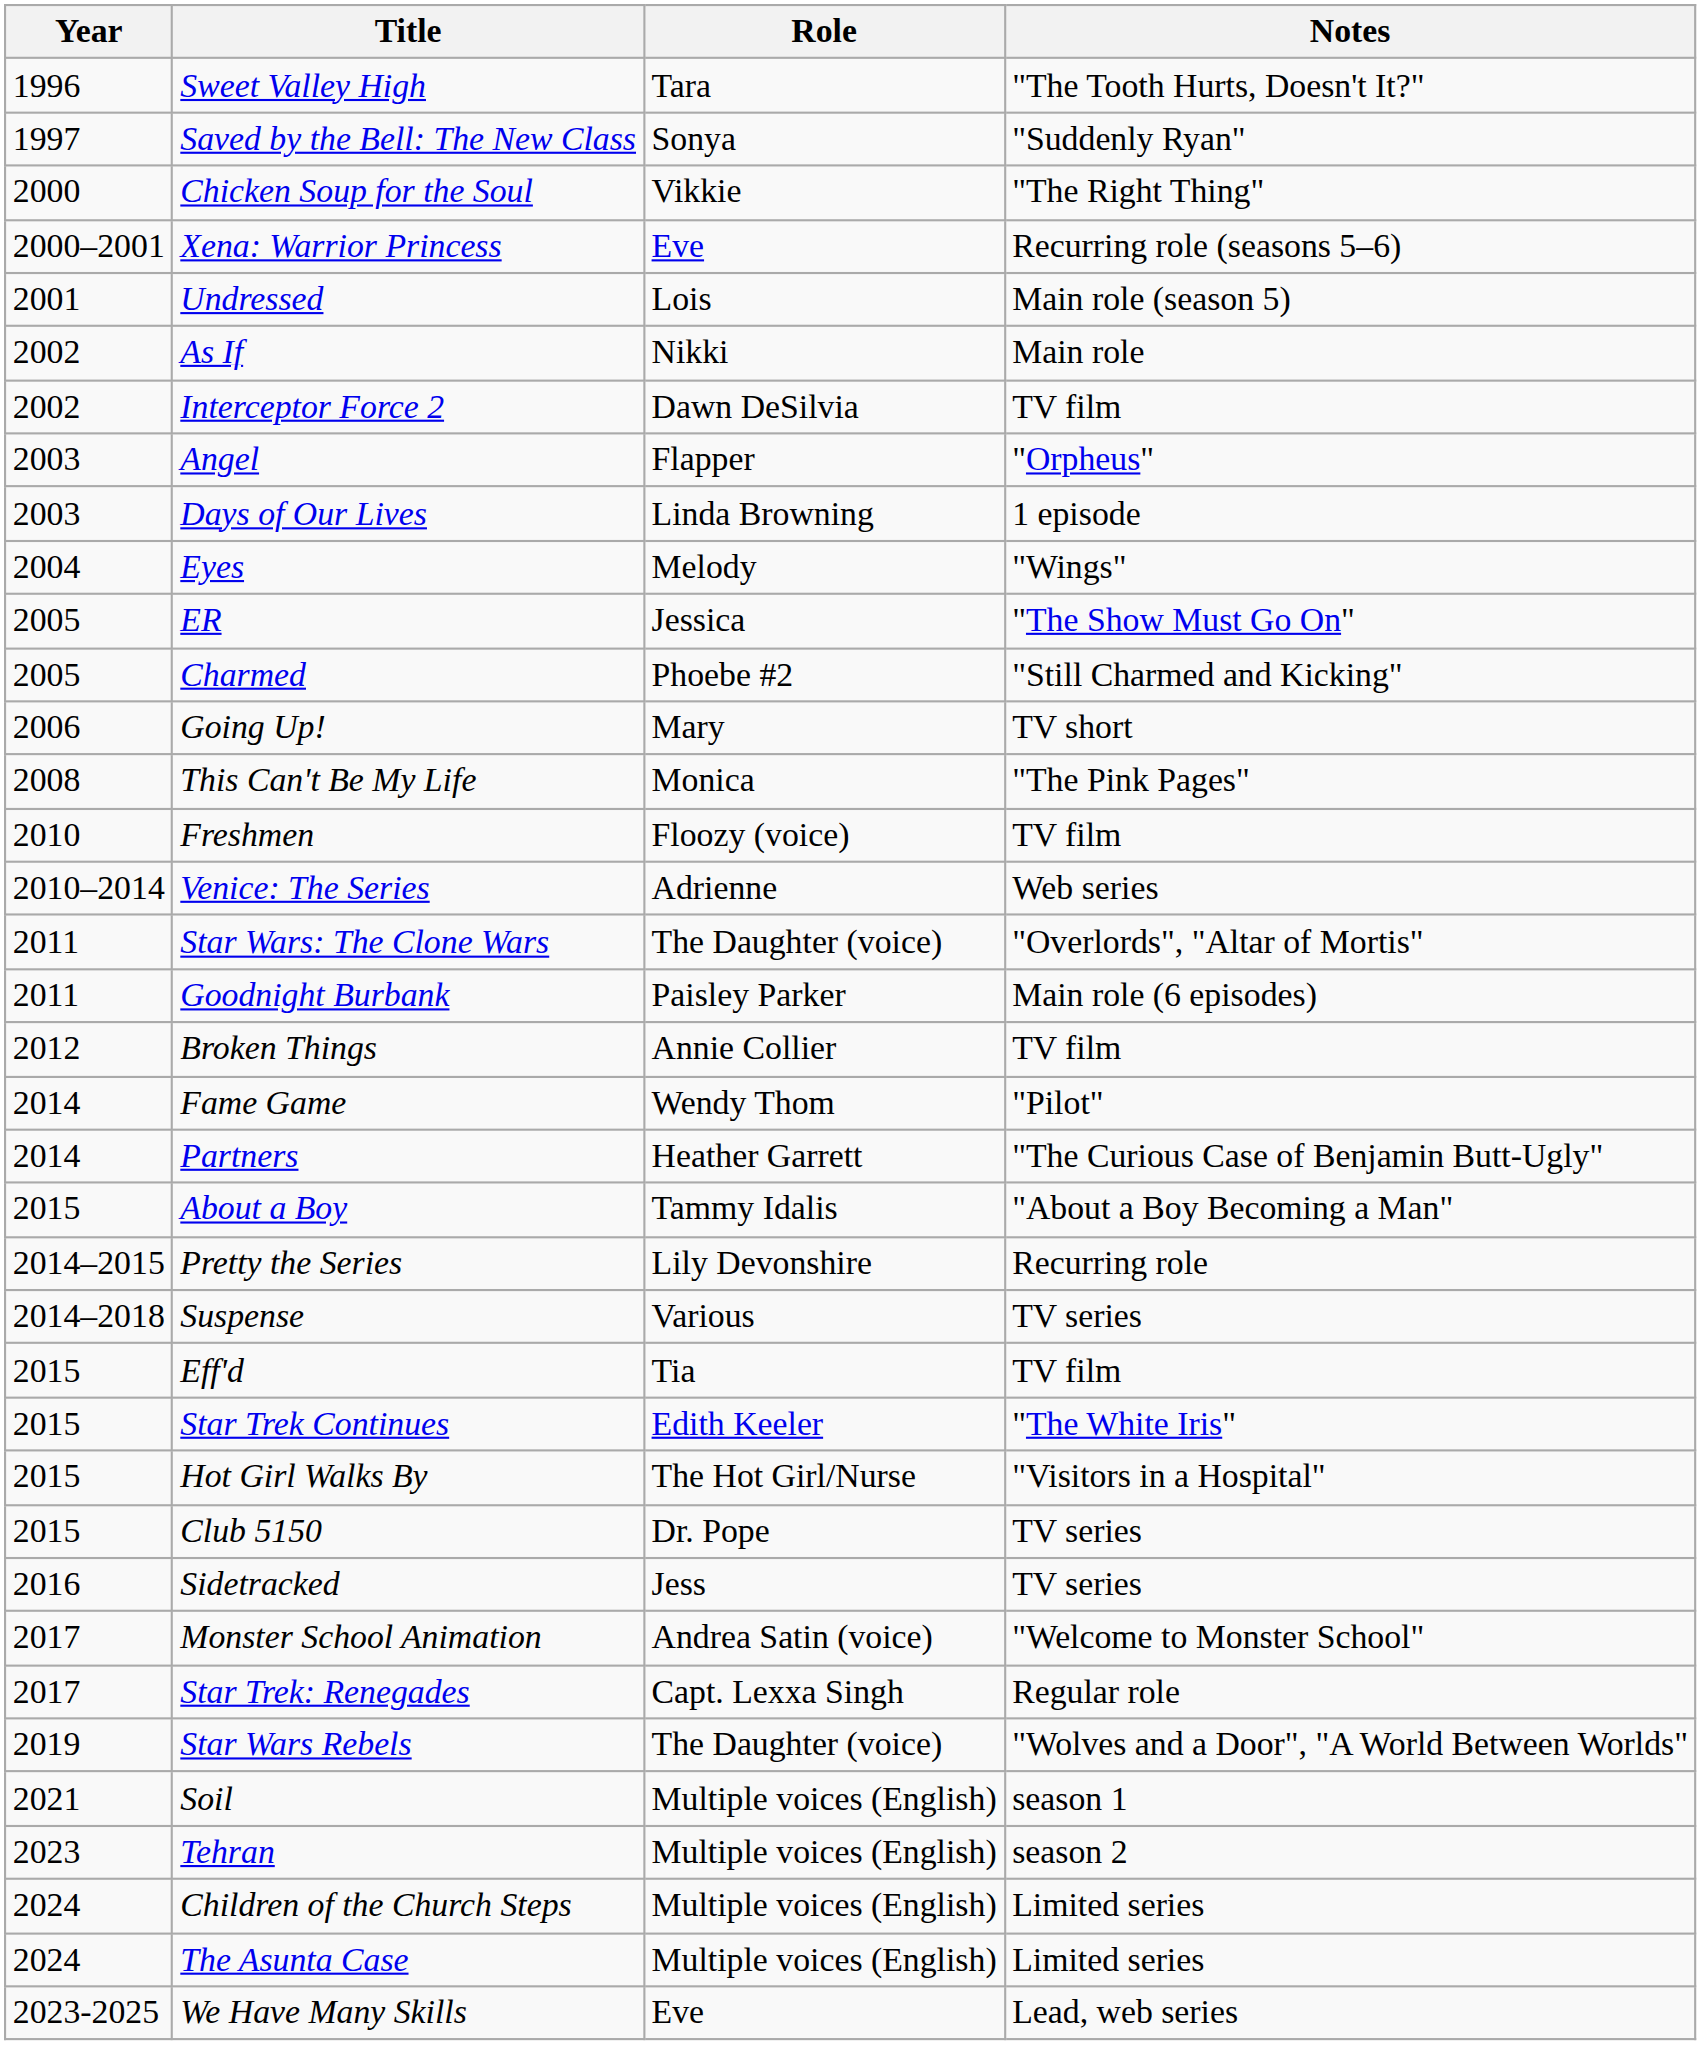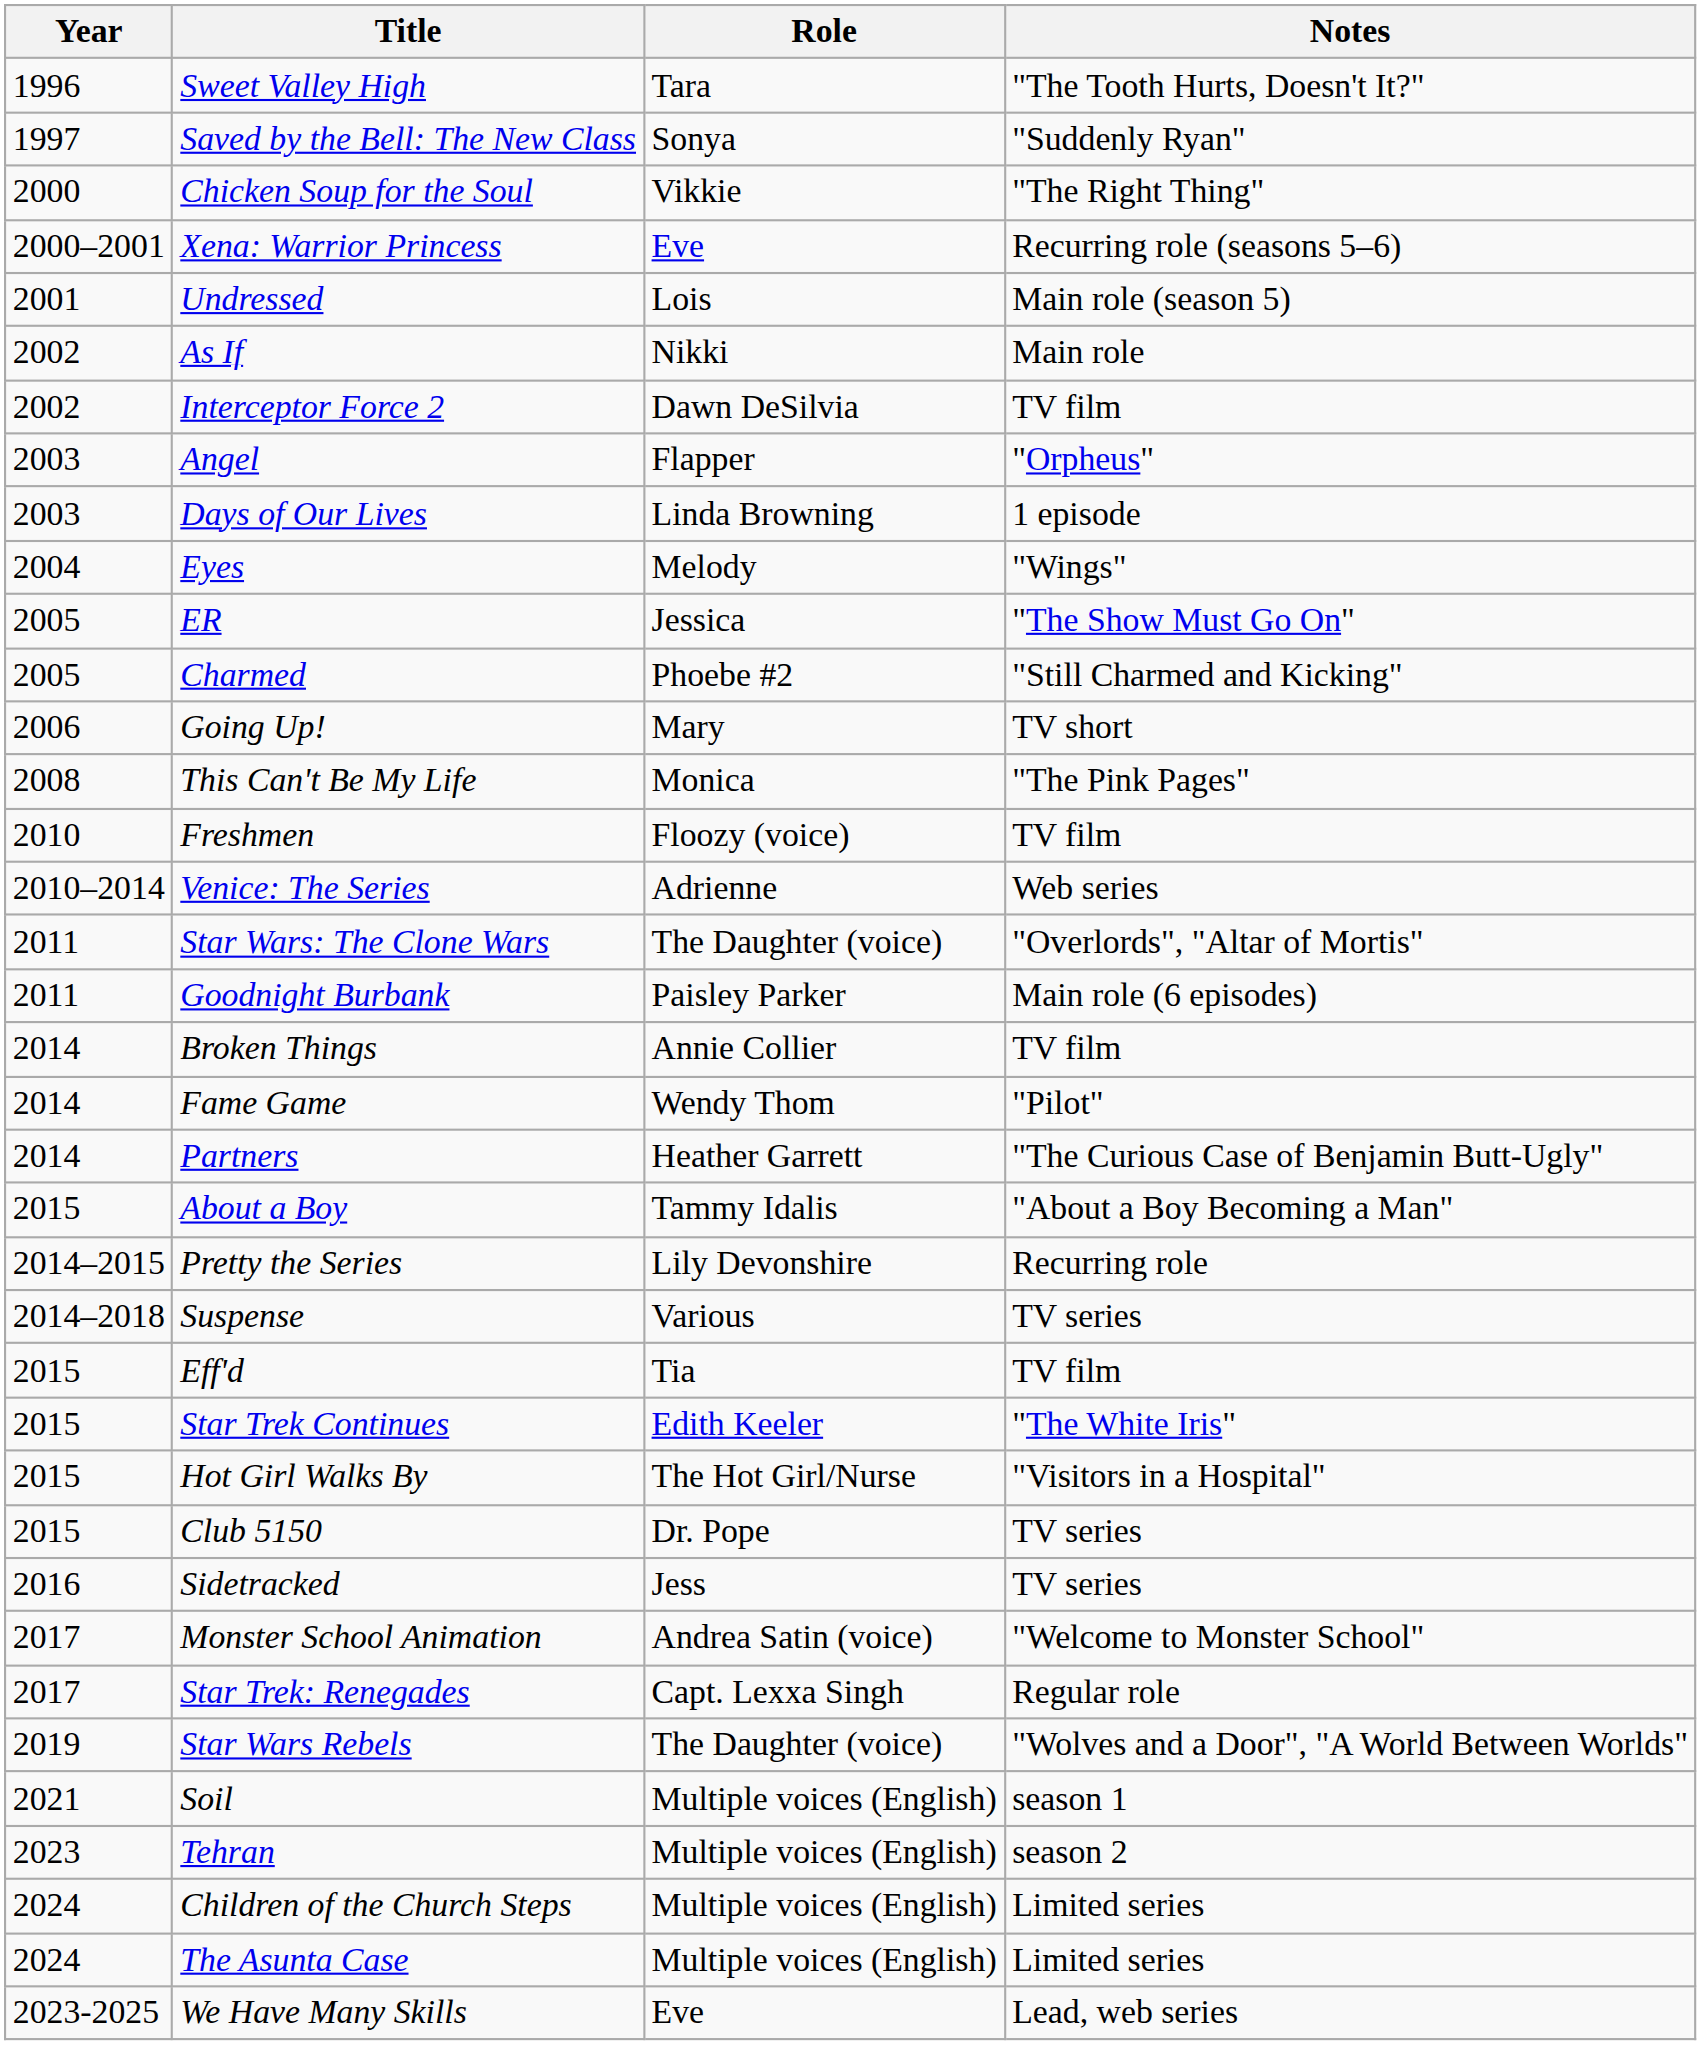(47, 1048) 2012 -> (47, 1048) 2014
